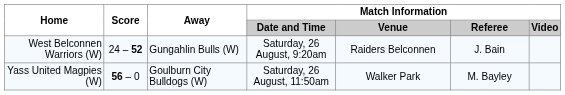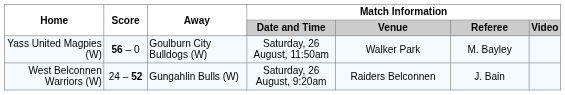rows swapped: (65, 49) <-> (55, 76)
